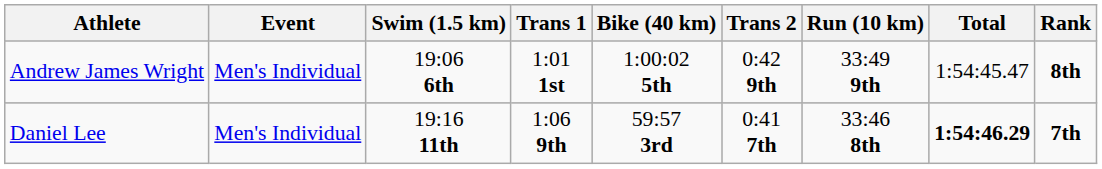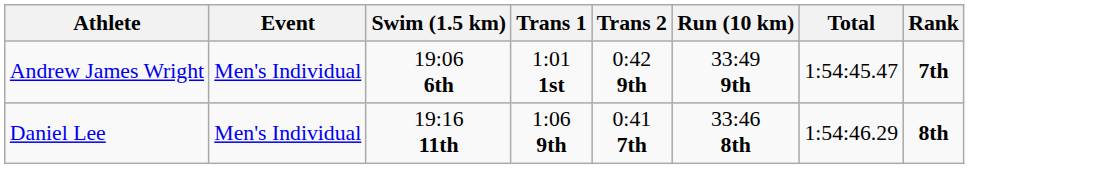- column: (656, 22)
(1066, 71) 8th -> (934, 71) 7th
(982, 133) bold -> (851, 133) normal
(1066, 133) 7th -> (934, 133) 8th
